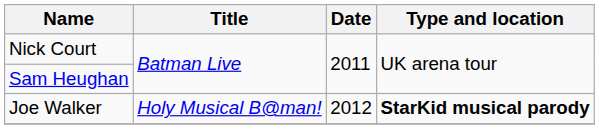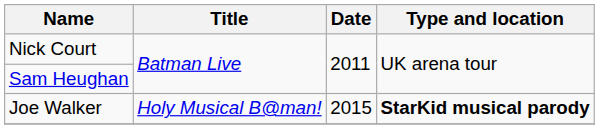(351, 108) 2012 -> (351, 108) 2015
